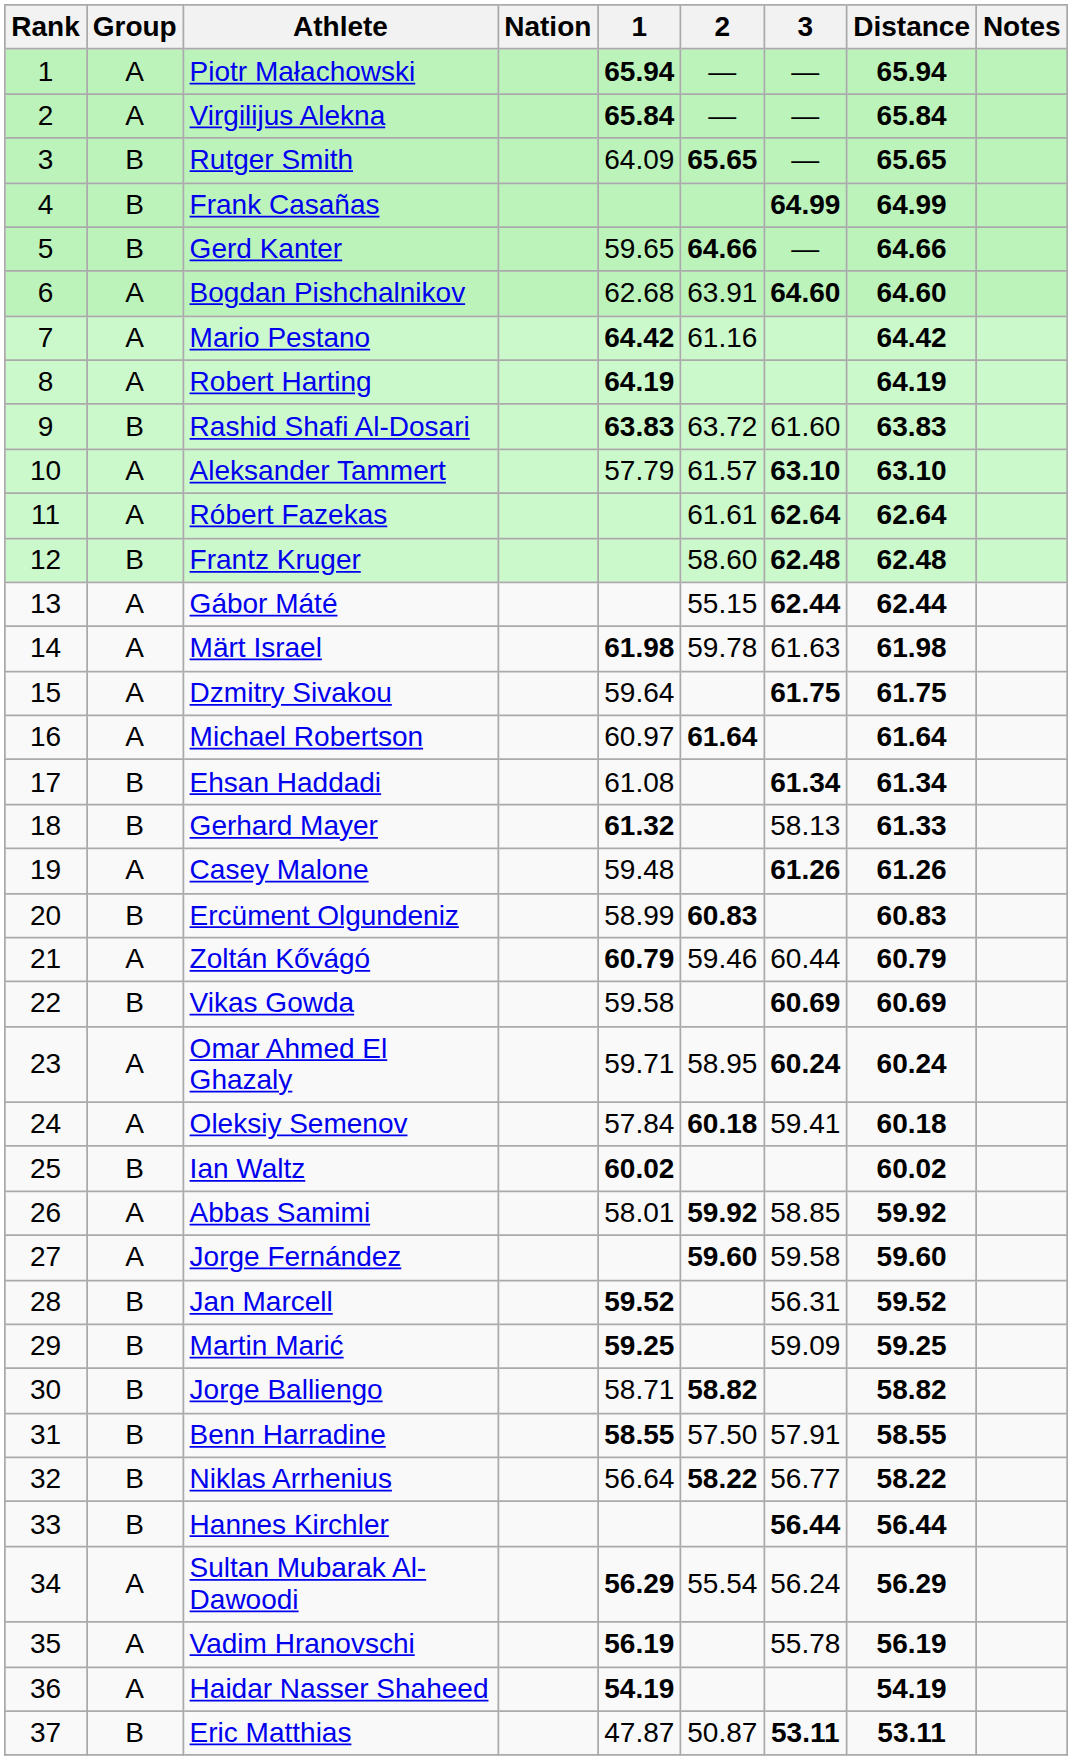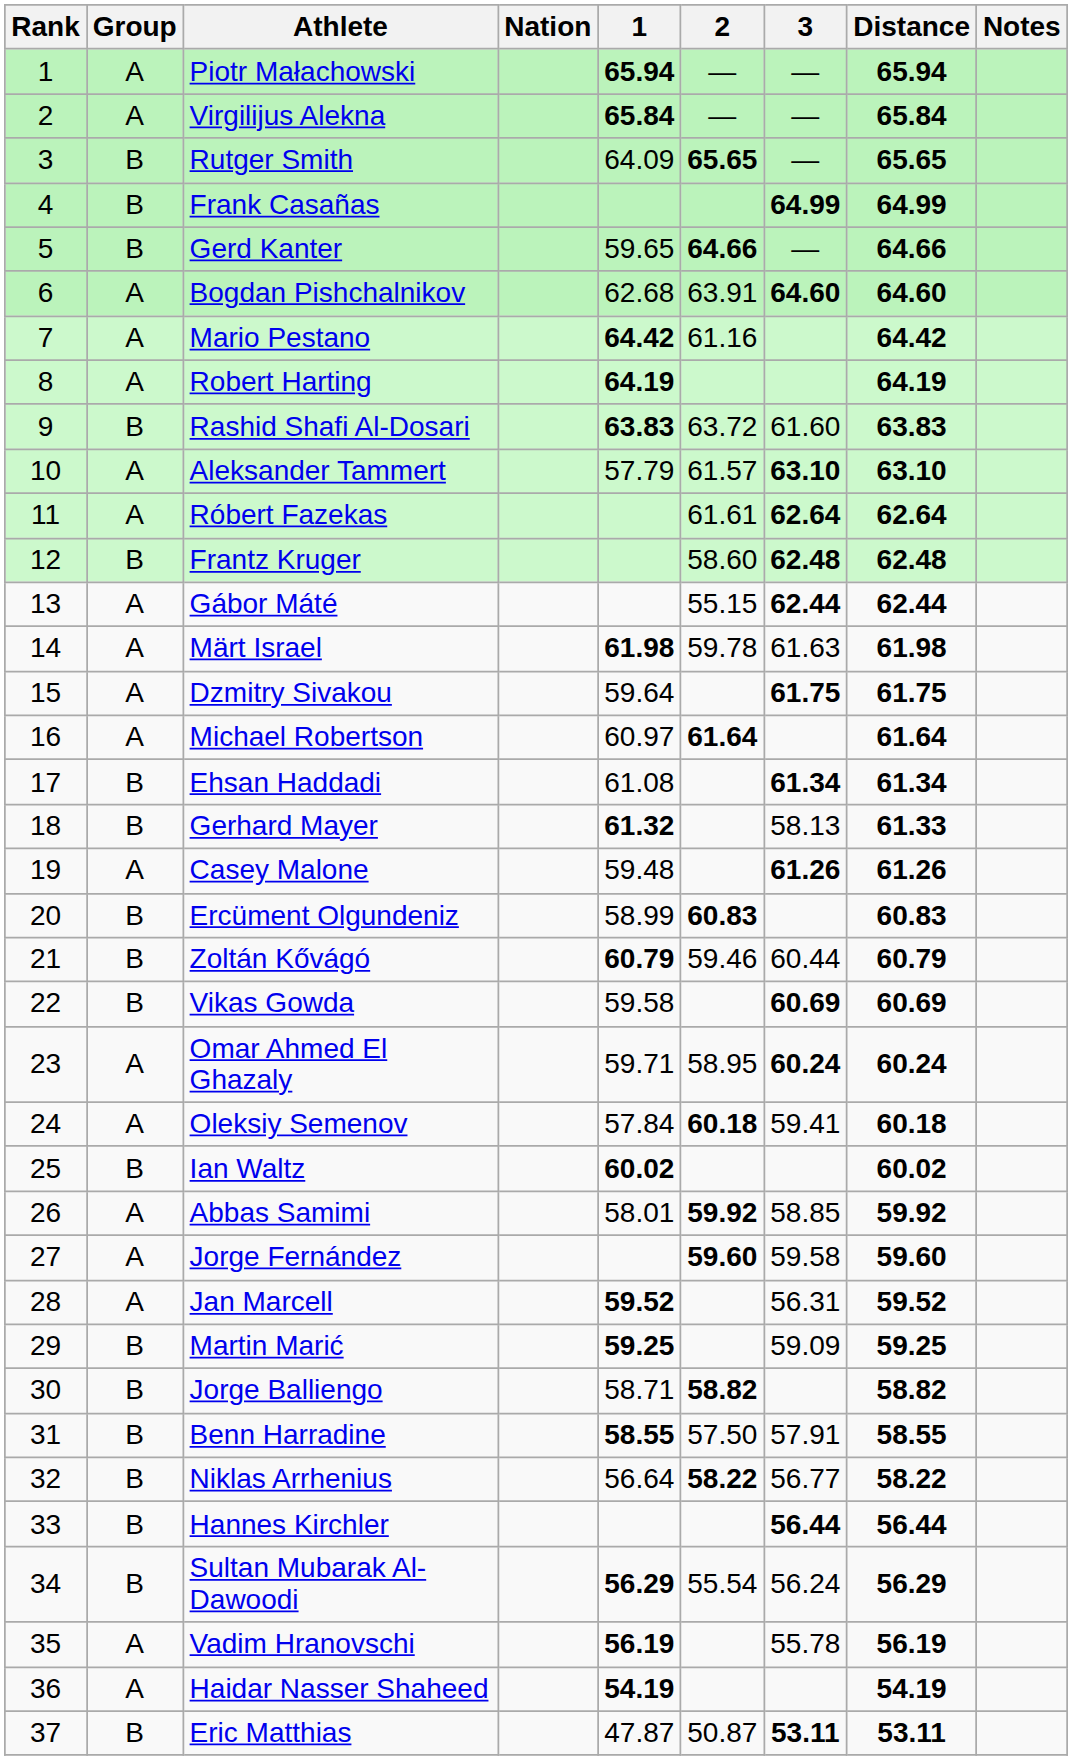(135, 959) A -> (135, 959) B
(135, 1301) B -> (135, 1301) A
(135, 1583) A -> (135, 1583) B
